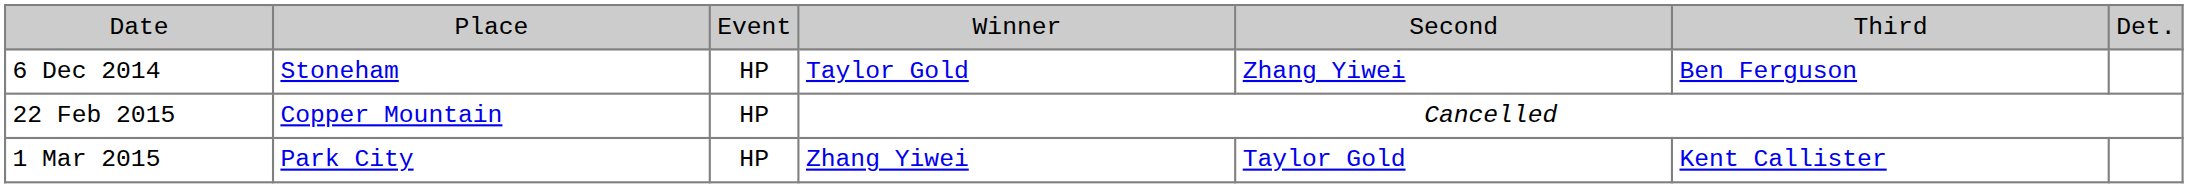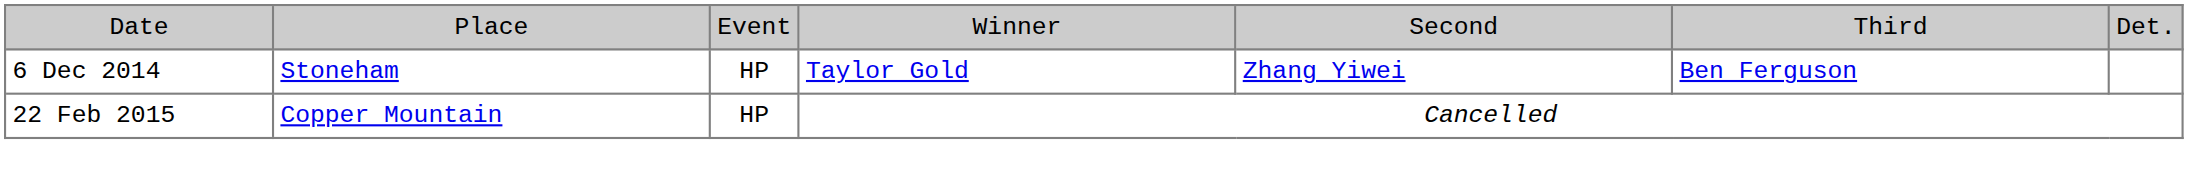- row: (86, 160)
